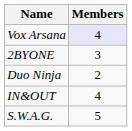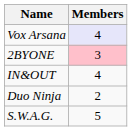(98, 55) no background -> (98, 55) pink background
rows swapped: (34, 75) <-> (32, 95)
